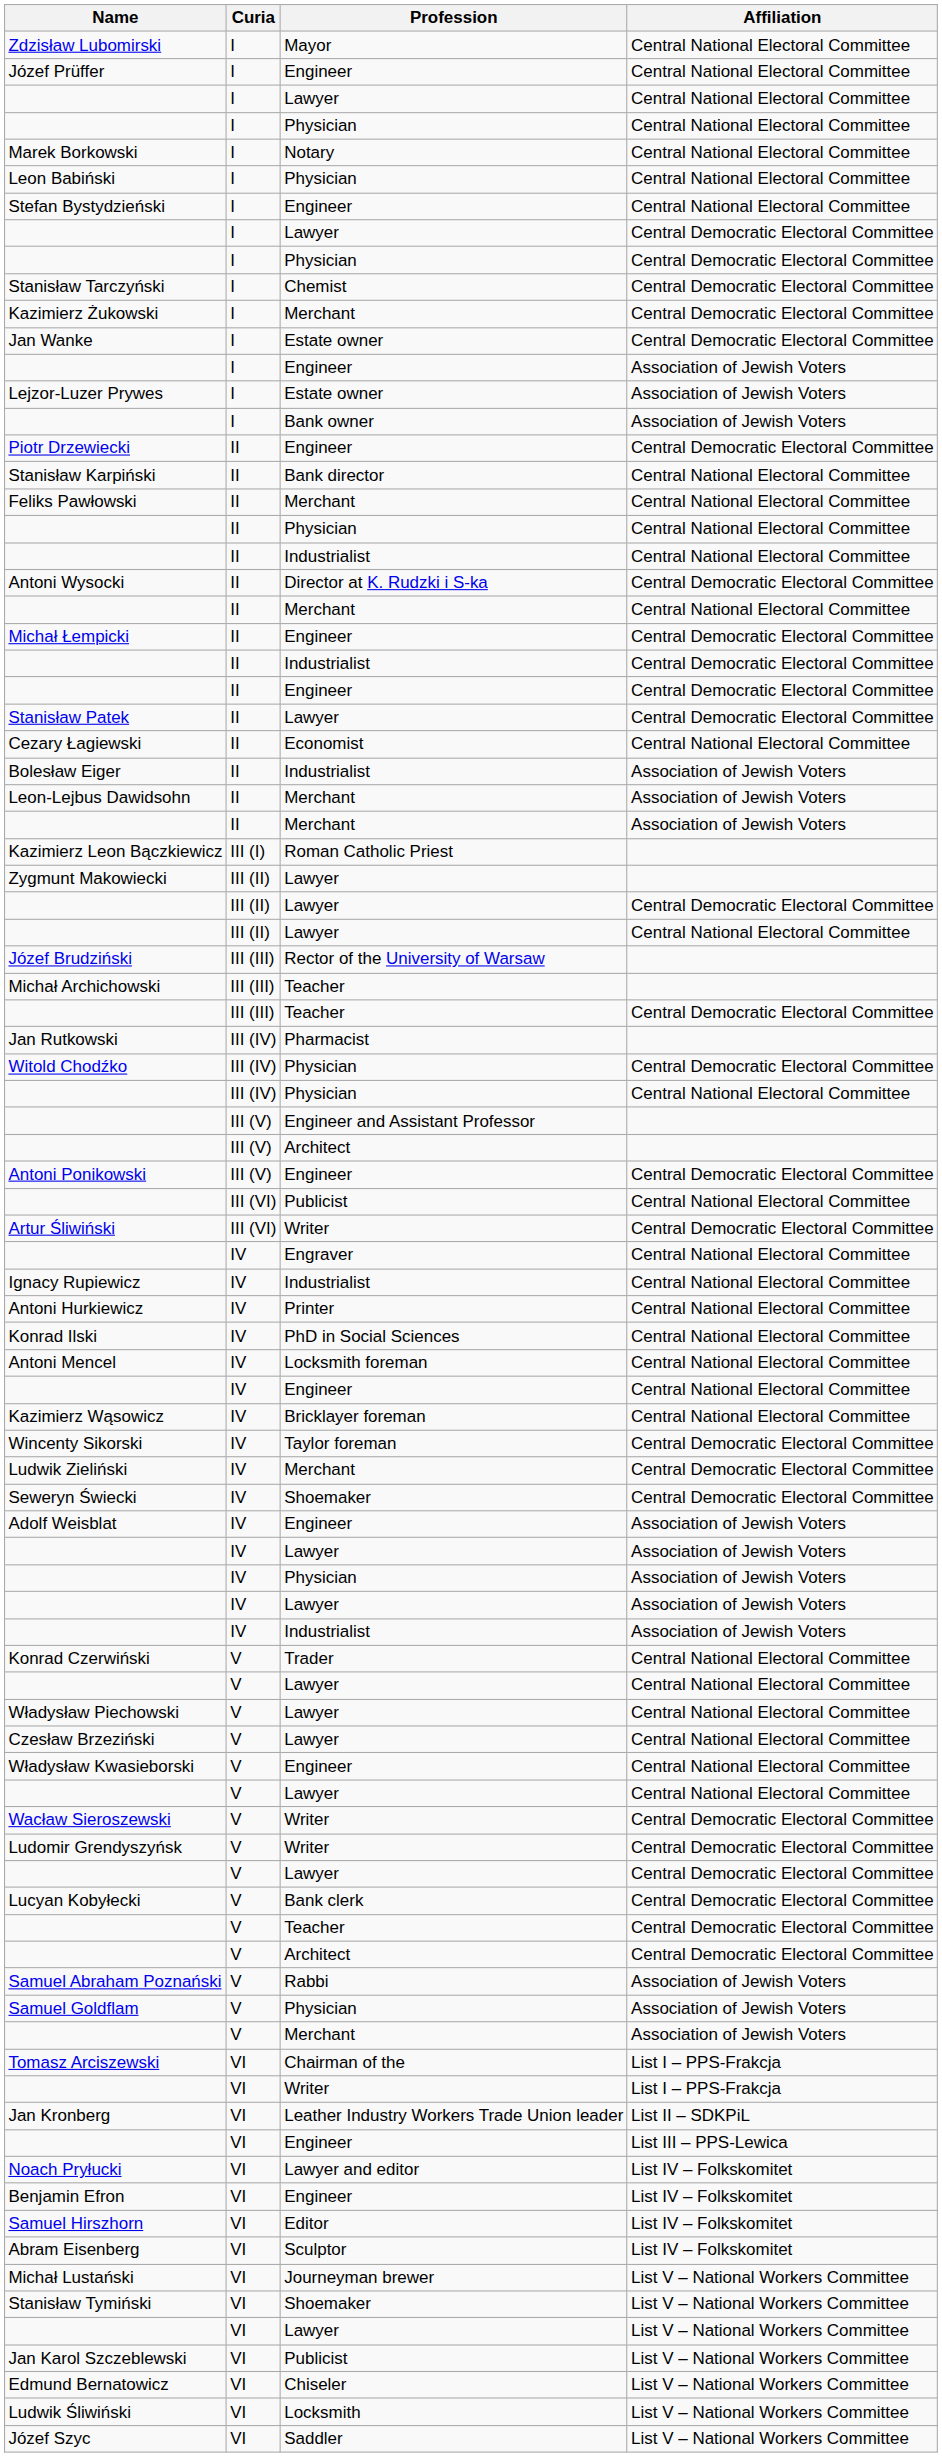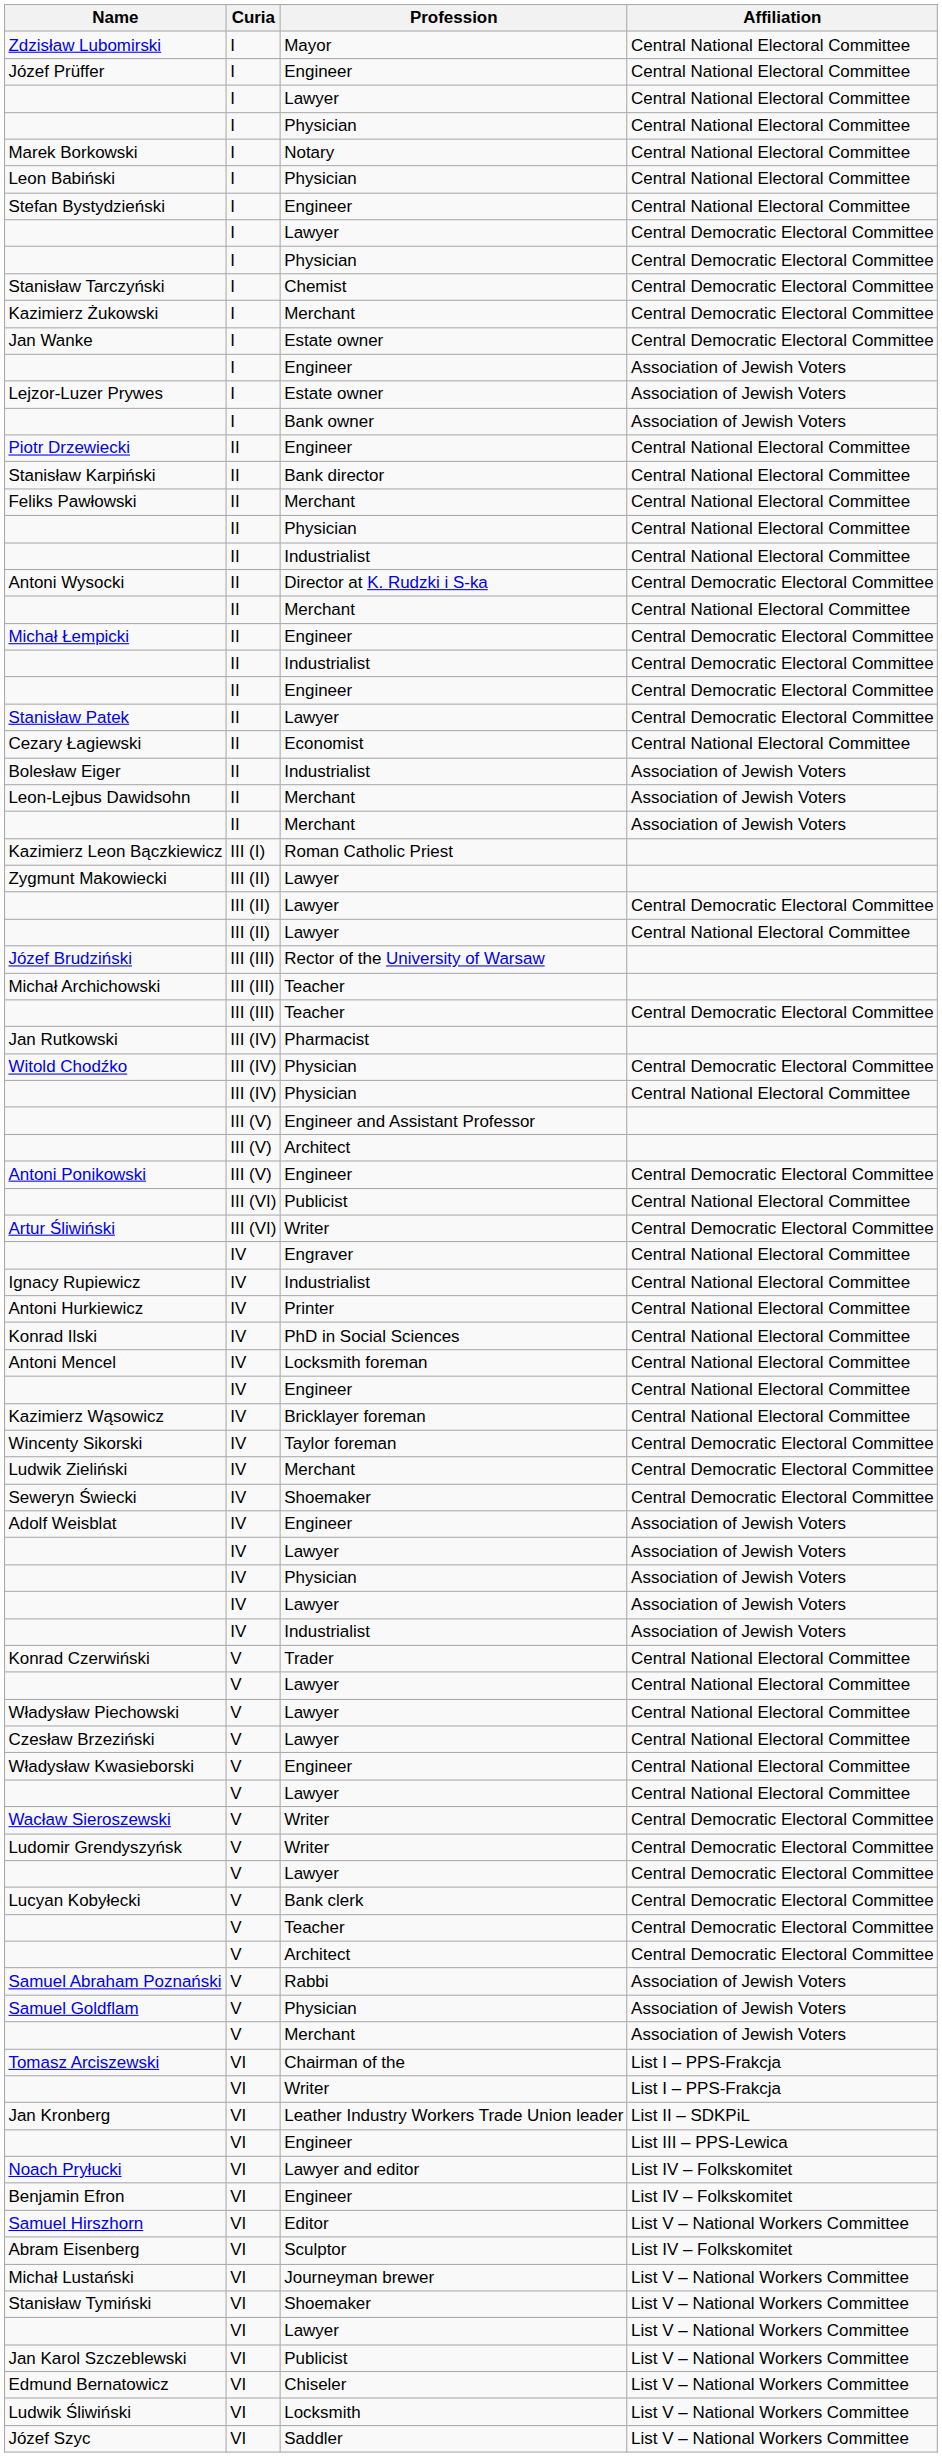(782, 448) Central Democratic Electoral Committee -> (771, 448) Central National Electoral Committee
(712, 2223) List IV – Folkskomitet -> (770, 2223) List V – National Workers Committee
